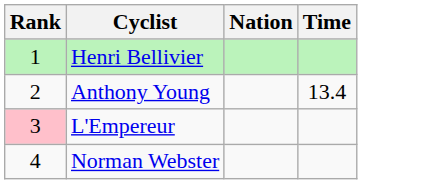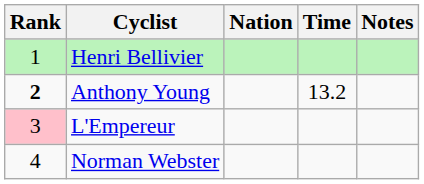+ column: (387, 21)
(35, 91) normal -> (35, 91) bold
(327, 91) 13.4 -> (327, 91) 13.2
